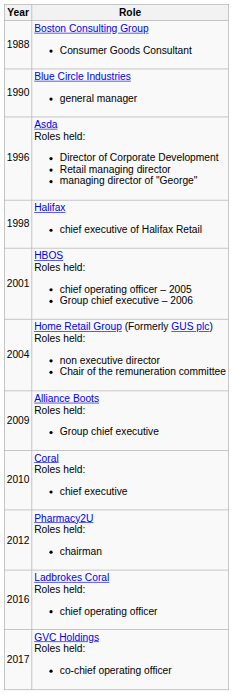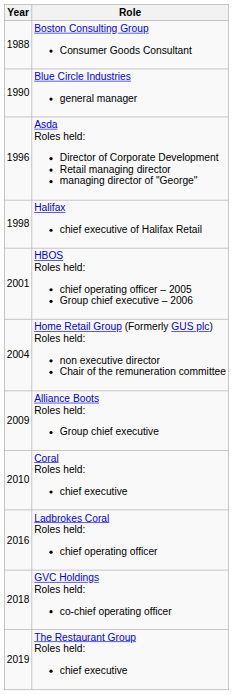- row: (130, 535)
(18, 659) 2017 -> (18, 599) 2018
+ row: (130, 654)
